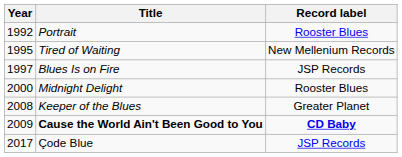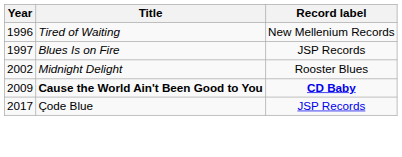- row: (57, 32)
(20, 50) 1995 -> (20, 32) 1996
(20, 87) 2000 -> (20, 69) 2002
- row: (90, 106)
